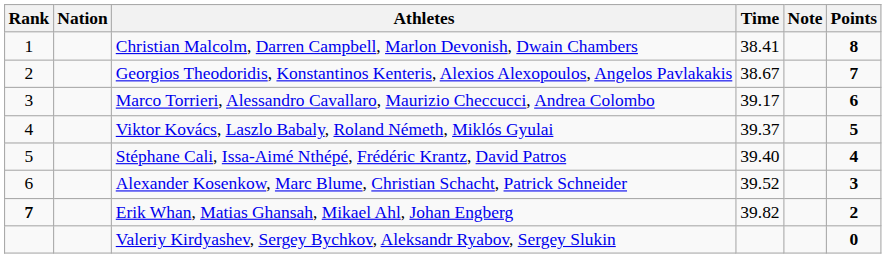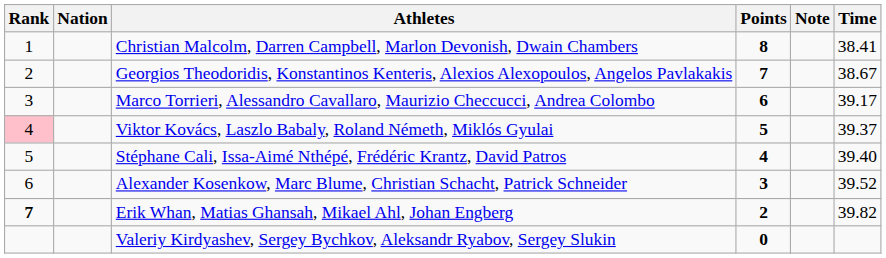columns swapped: (760, 18) <-> (854, 18)
(29, 128) no background -> (29, 128) pink background
